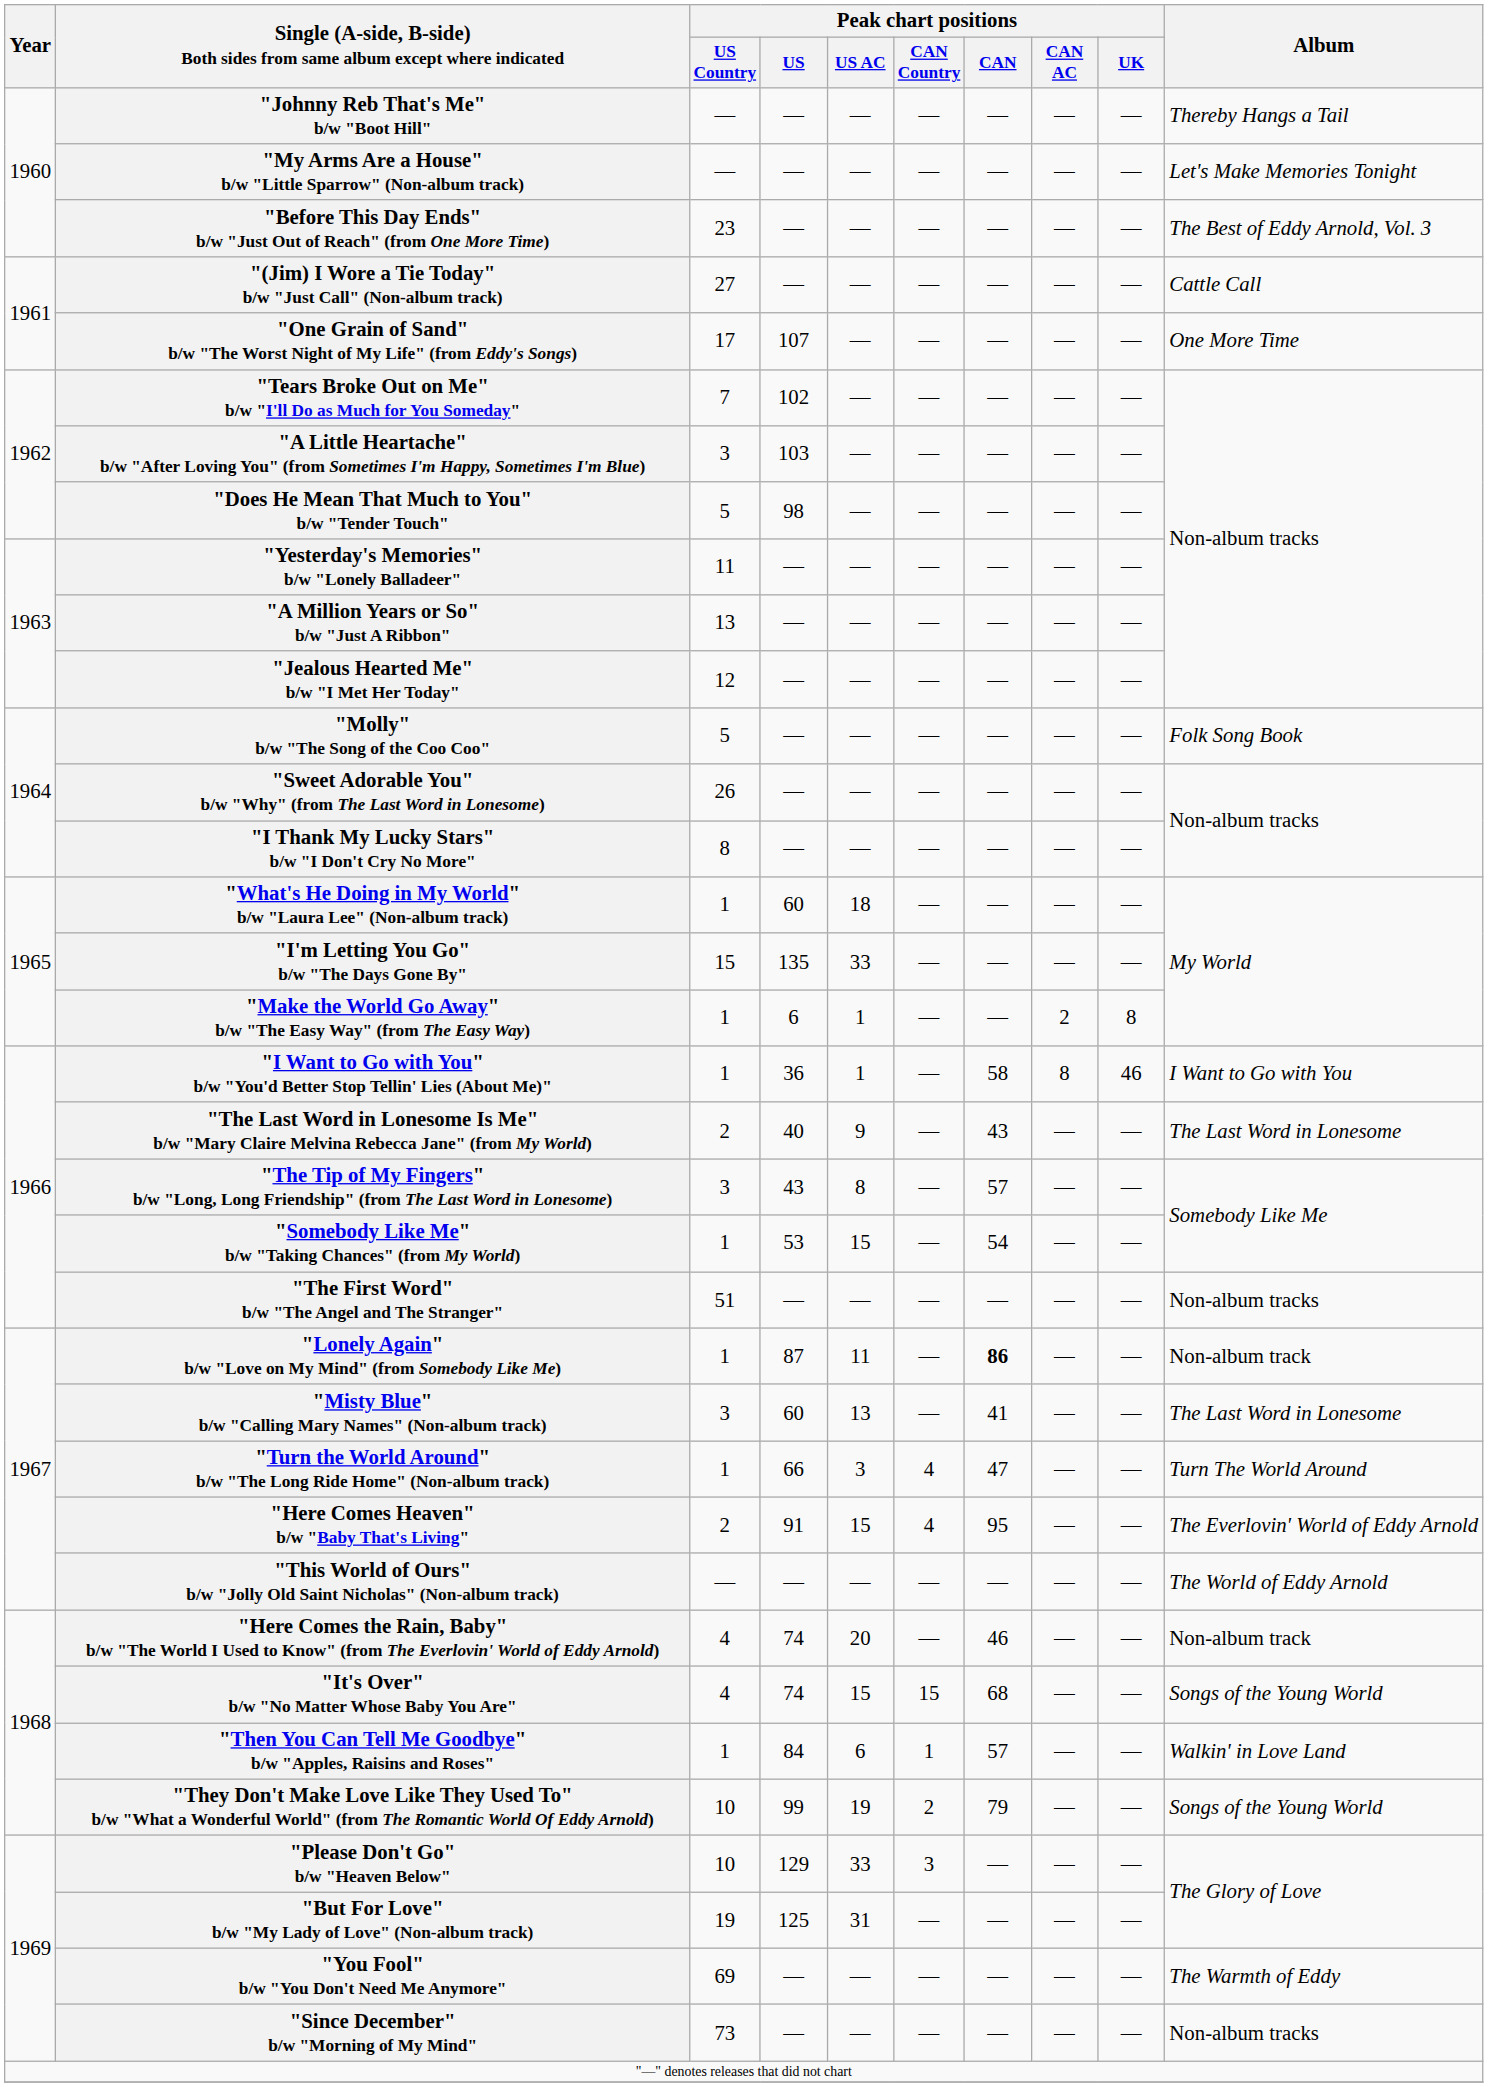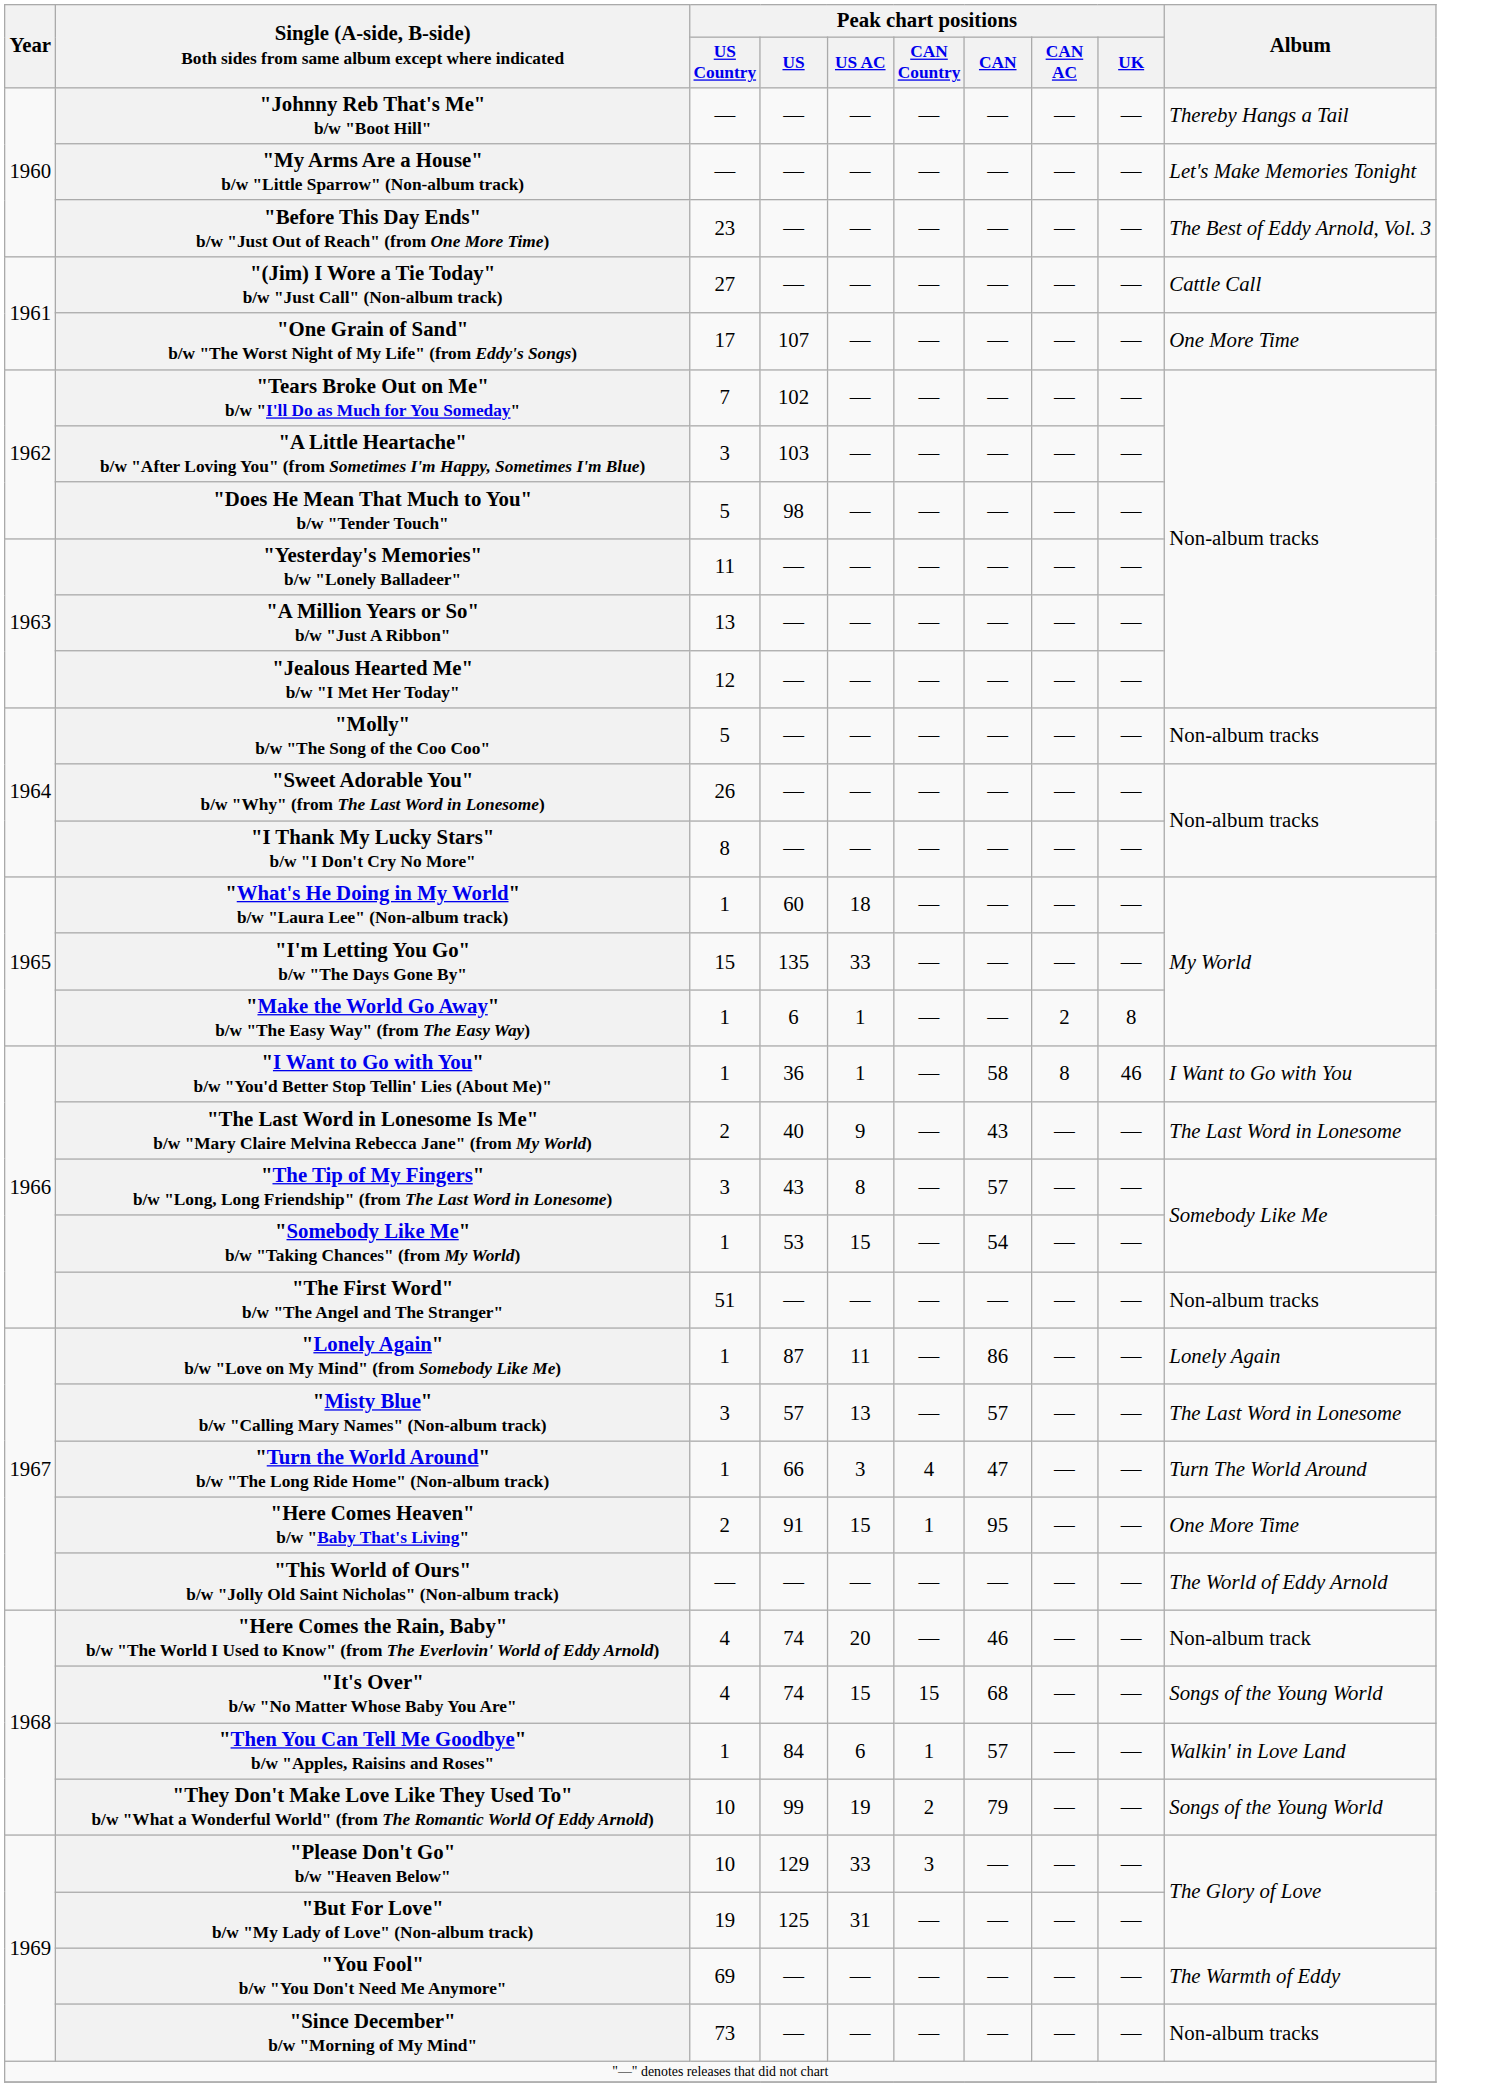(1236, 735) Folk Song Book -> (1244, 735) Non-album tracks
(998, 1356) bold -> (998, 1356) normal
(1240, 1356) Non-album track -> (1225, 1356) Lonely Again
(794, 1412) 60 -> (794, 1412) 57
(998, 1412) 41 -> (998, 1412) 57
(929, 1525) 4 -> (929, 1525) 1
(1324, 1525) The Everlovin' World of Eddy Arnold -> (1234, 1525) One More Time
